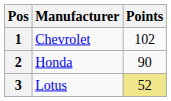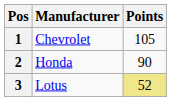(145, 39) 102 -> (145, 39) 105
